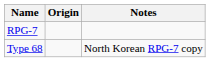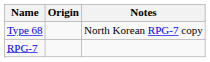rows swapped: (22, 30) <-> (25, 48)
